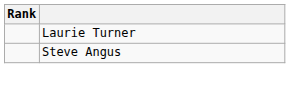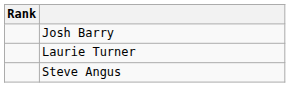+ row: (78, 34)
